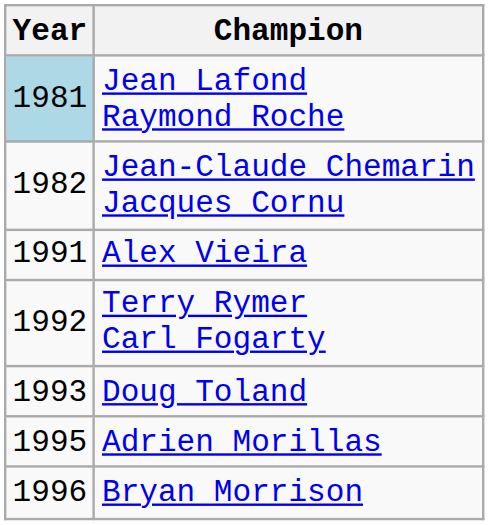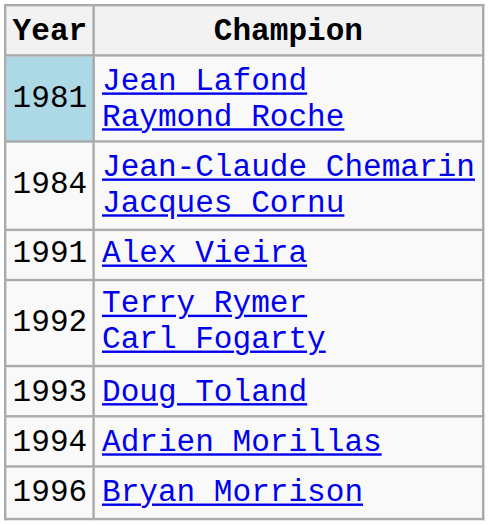(50, 186) 1982 -> (50, 186) 1984
(50, 442) 1995 -> (50, 442) 1994
